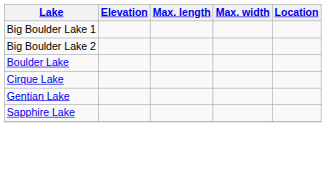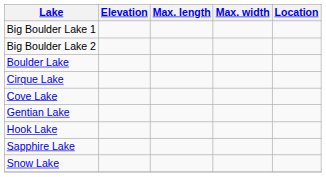+ row: (32, 96)
+ row: (32, 130)
+ row: (33, 163)
